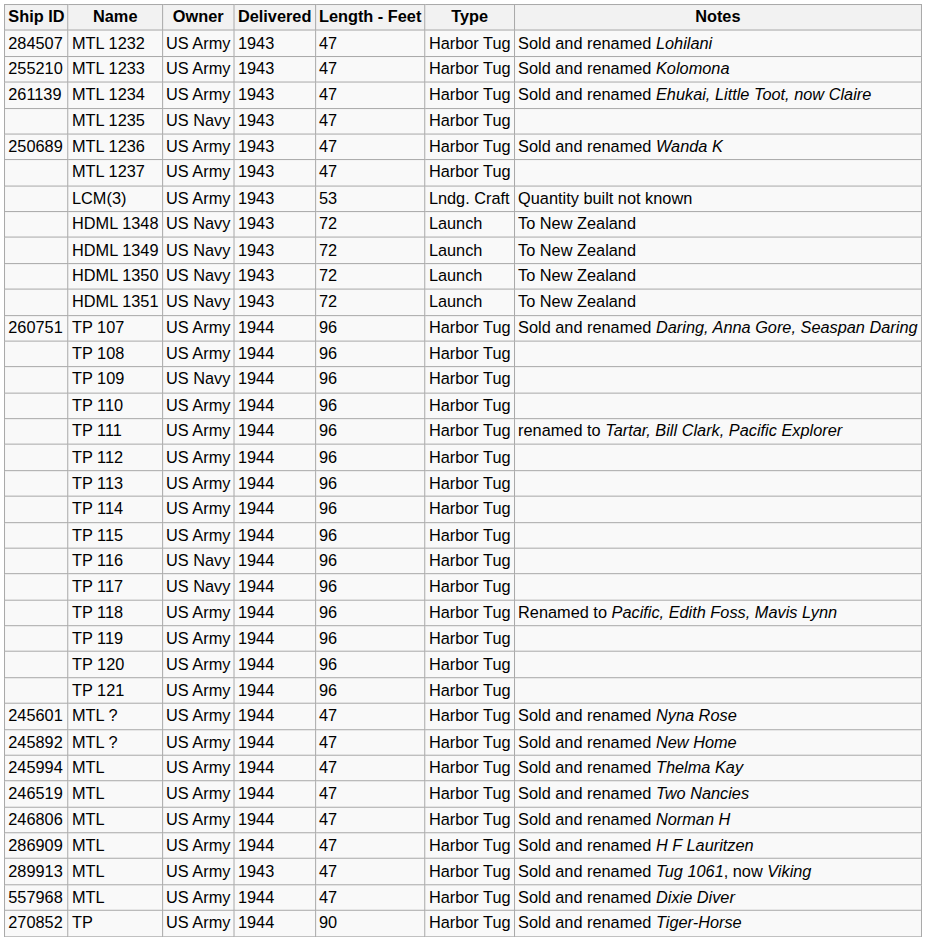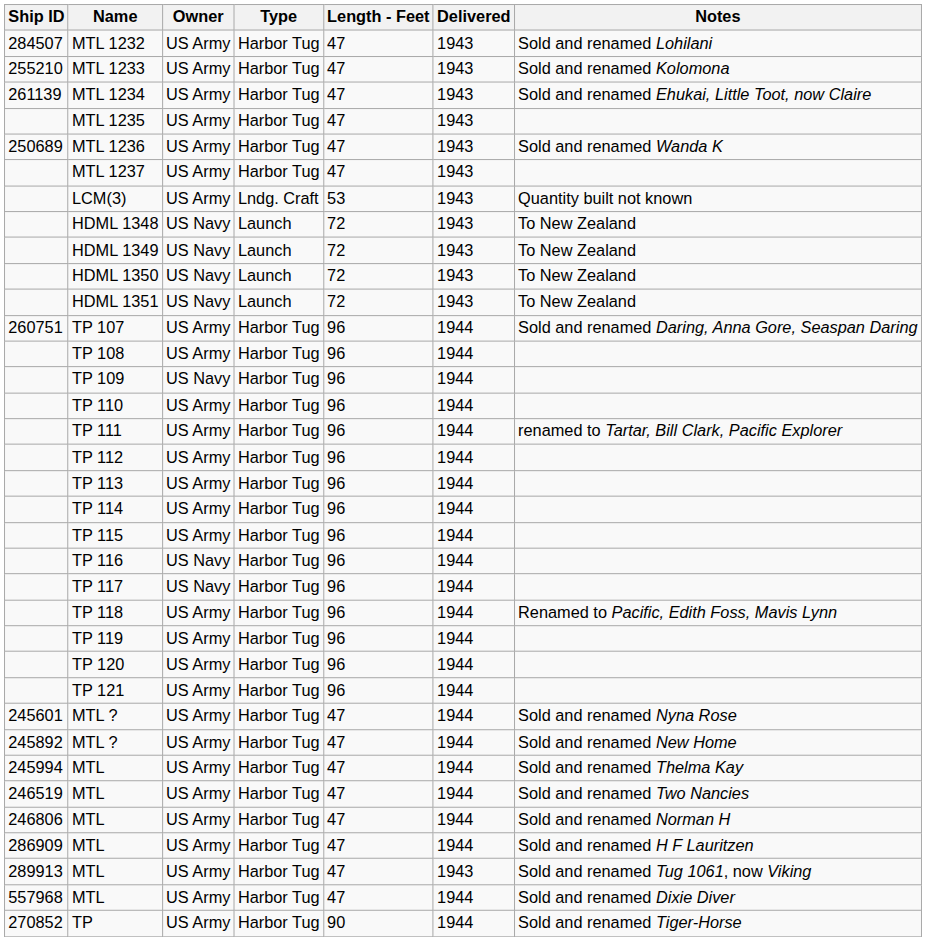columns swapped: (470, 17) <-> (275, 17)
(198, 120) US Navy -> (198, 120) US Army
